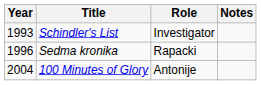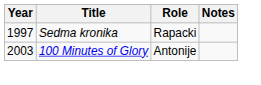- row: (79, 32)
(20, 51) 1996 -> (20, 32) 1997
(20, 70) 2004 -> (20, 51) 2003
